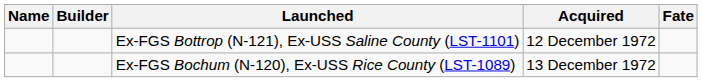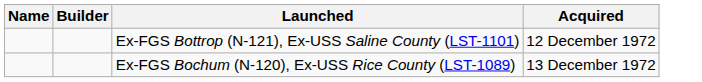- column: (678, 16)
